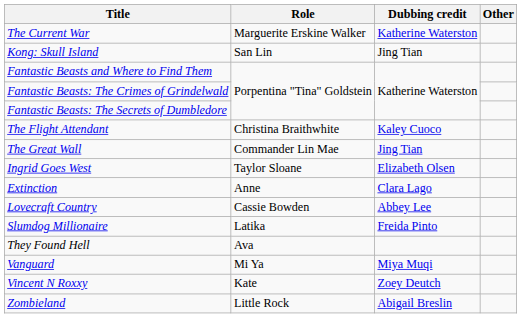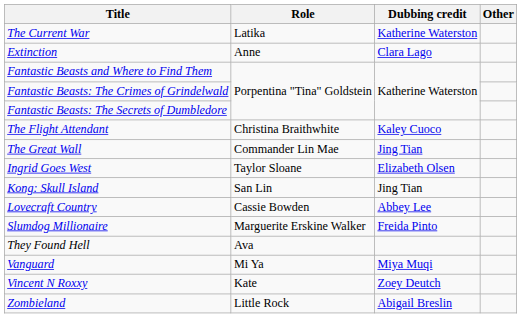(300, 33) Marguerite Erskine Walker -> (250, 33) Latika
rows swapped: (32, 187) <-> (53, 52)
(250, 226) Latika -> (300, 226) Marguerite Erskine Walker
